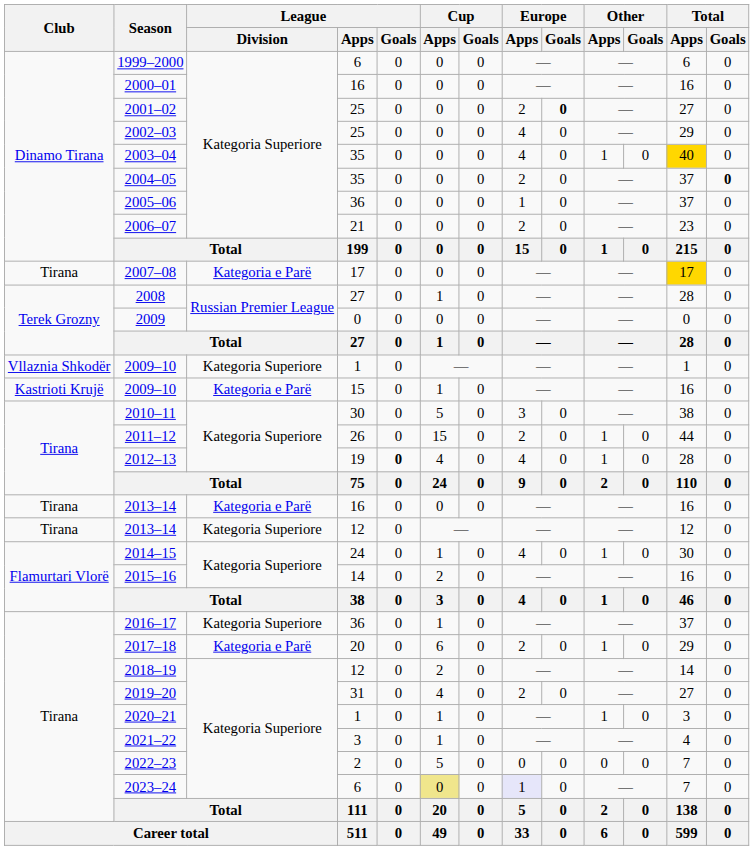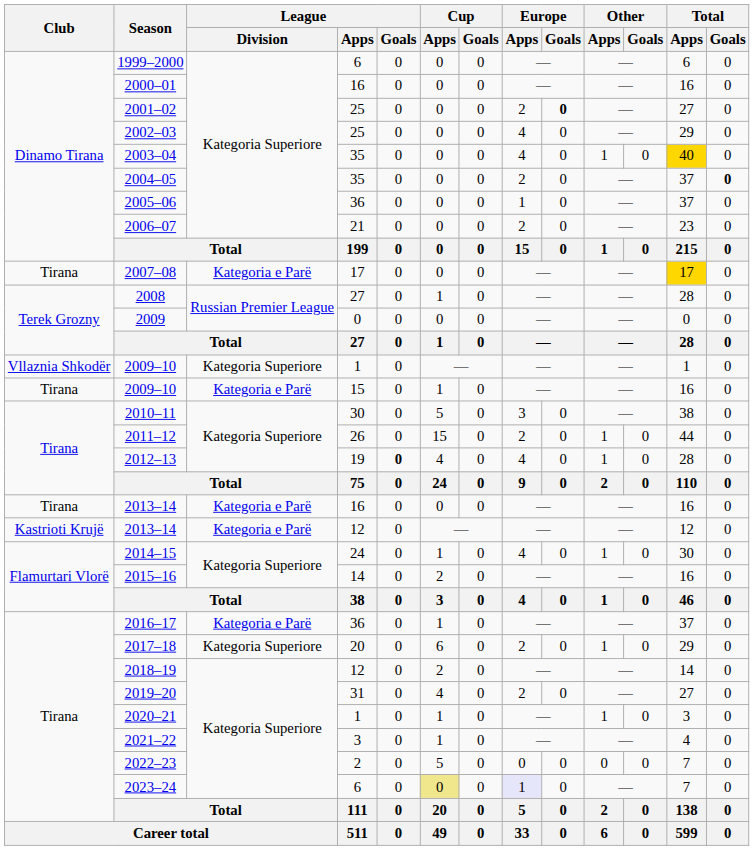(59, 389) Kastrioti Krujë -> (59, 389) Tirana
(59, 529) Tirana -> (59, 529) Kastrioti Krujë
(262, 529) Kategoria Superiore -> (262, 529) Kategoria e Parë
(262, 623) Kategoria Superiore -> (262, 623) Kategoria e Parë
(262, 646) Kategoria e Parë -> (262, 646) Kategoria Superiore
